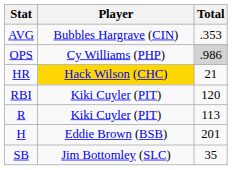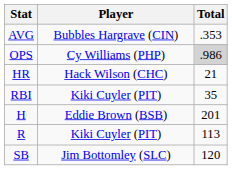(116, 74) gold background -> (116, 74) no background
(211, 94) 120 -> (211, 94) 35
rows swapped: (21, 114) <-> (21, 134)
(211, 154) 35 -> (211, 154) 120
